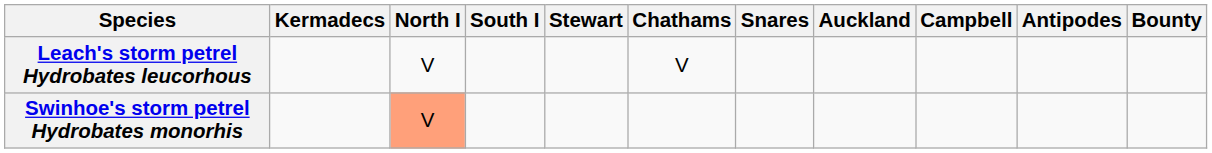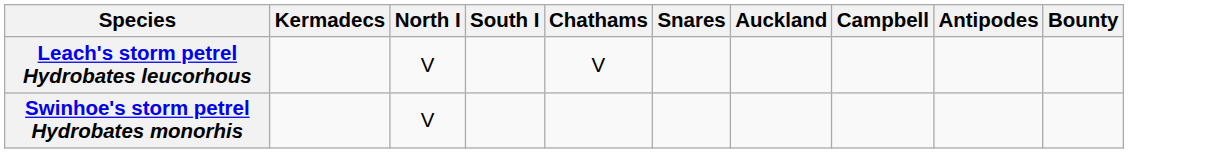- column: (586, 20)
(428, 120) lightsalmon background -> (428, 120) no background
